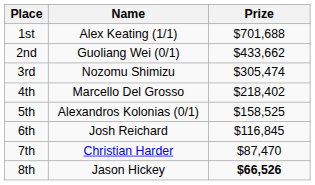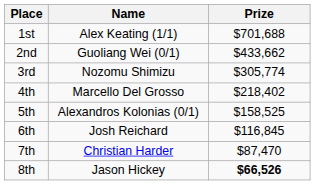(259, 72) $305,474 -> (259, 72) $305,774
